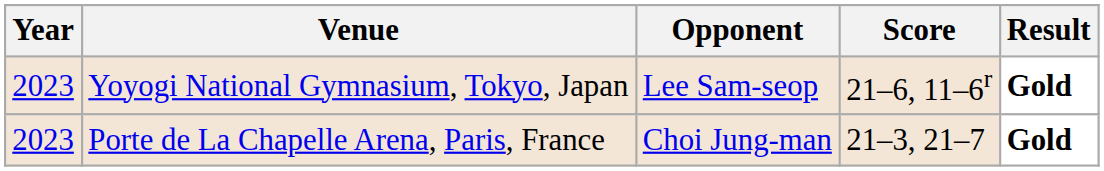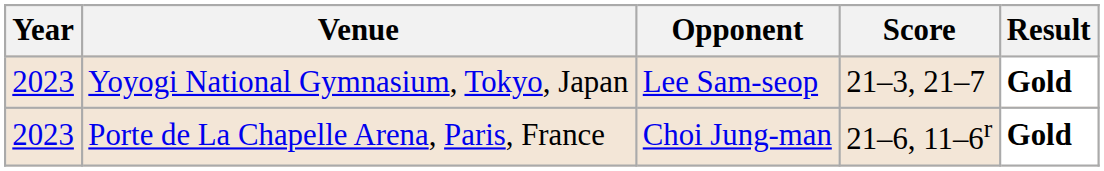(919, 85) 21–6, 11–6r -> (916, 81) 21–3, 21–7
(916, 140) 21–3, 21–7 -> (919, 136) 21–6, 11–6r
